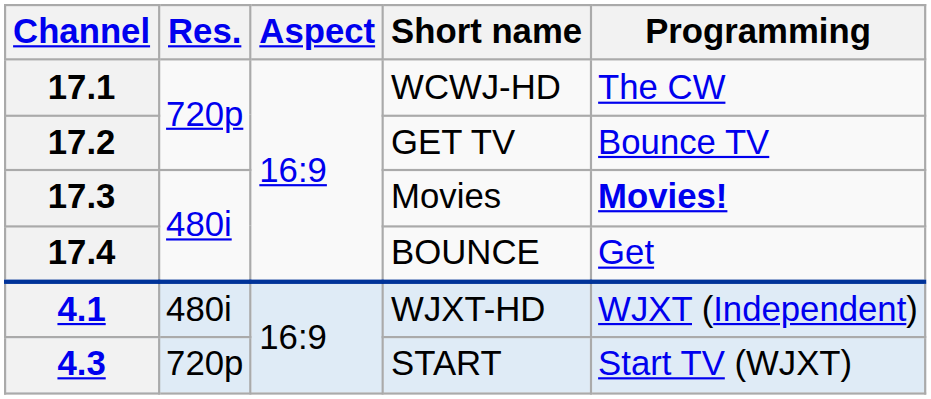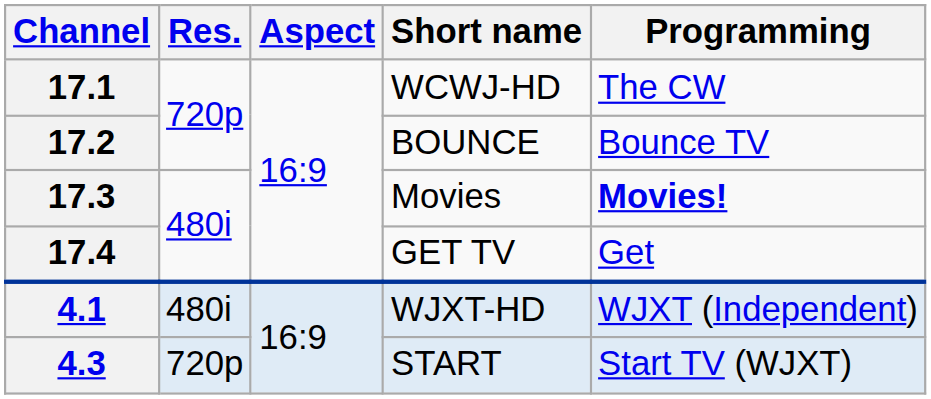(453, 142) GET TV -> (465, 142) BOUNCE
(465, 252) BOUNCE -> (453, 252) GET TV
